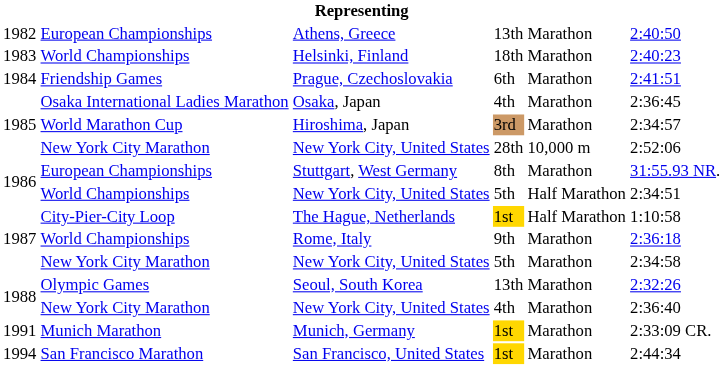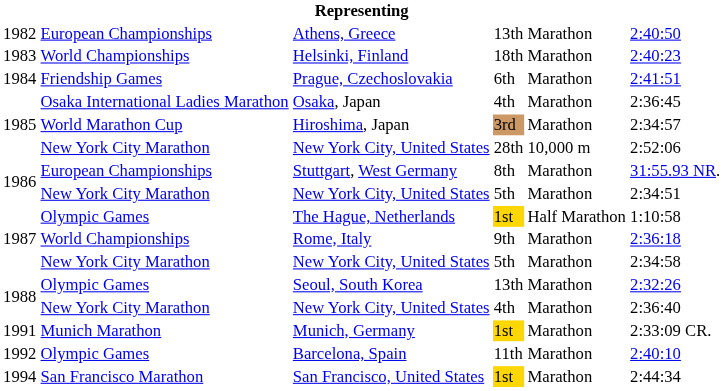(115, 193) World Championships -> (125, 193) New York City Marathon
(577, 193) Half Marathon -> (560, 193) Marathon
(108, 216) City-Pier-City Loop -> (95, 216) Olympic Games
+ row: (20, 353)
